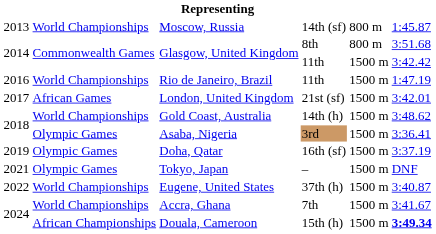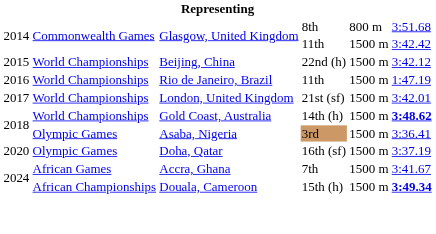- row: (202, 26)
+ row: (197, 62)
(72, 97) African Games -> (91, 97) World Championships
(411, 115) normal -> (412, 115) bold
(16, 151) 2019 -> (16, 151) 2020
- row: (194, 169)
- row: (217, 187)
(91, 204) World Championships -> (72, 169) African Games
